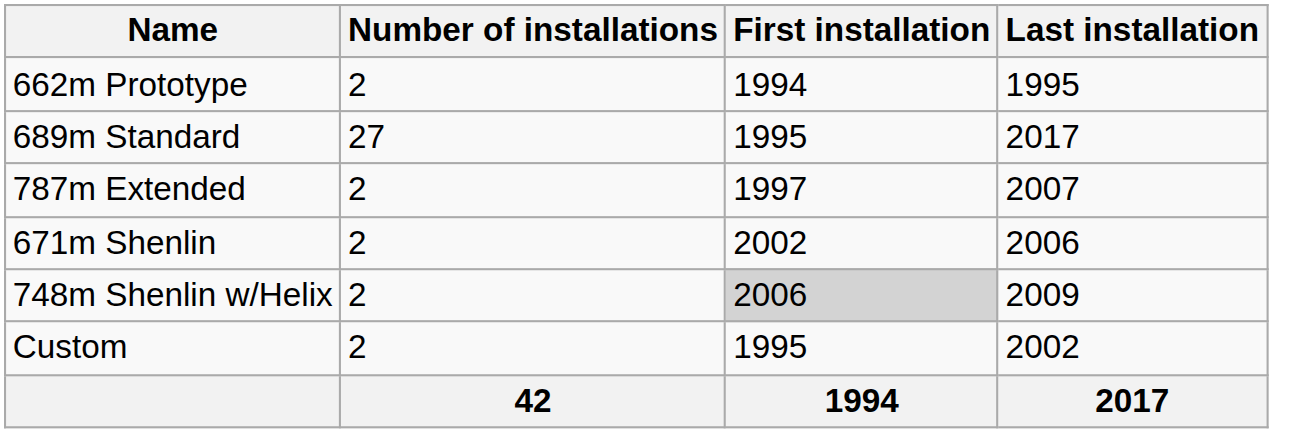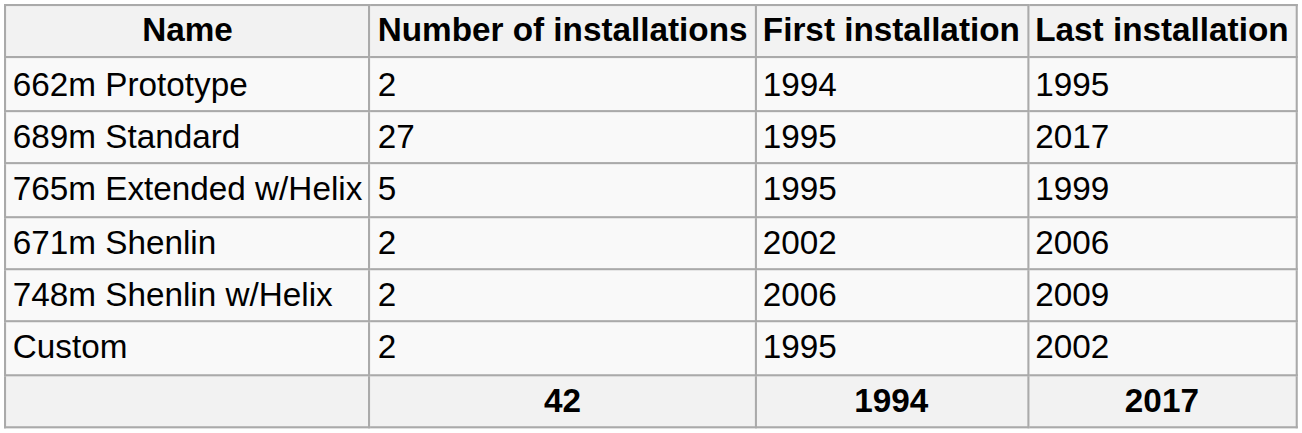+ row: (188, 189)
- row: (129, 189)
(770, 294) lightgrey background -> (800, 294) no background
